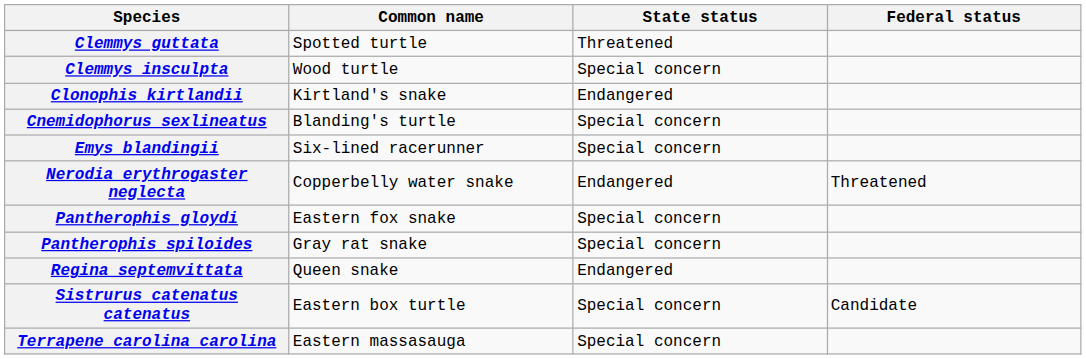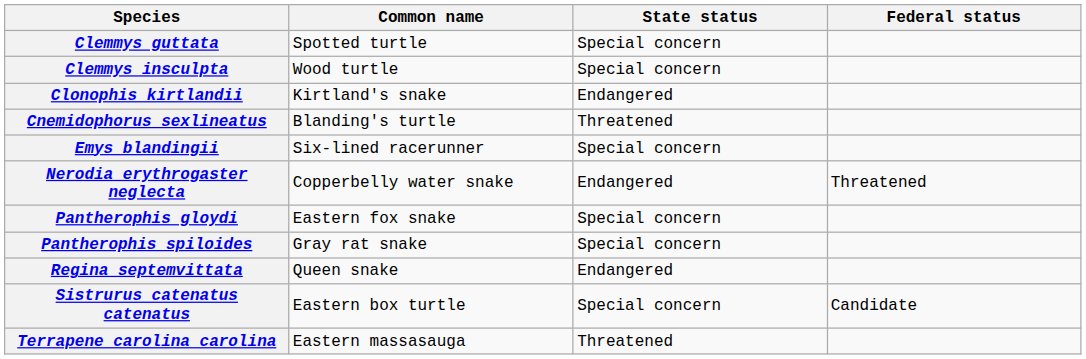(625, 44) Threatened -> (649, 44) Special concern
(649, 122) Special concern -> (625, 122) Threatened
(649, 341) Special concern -> (625, 341) Threatened
